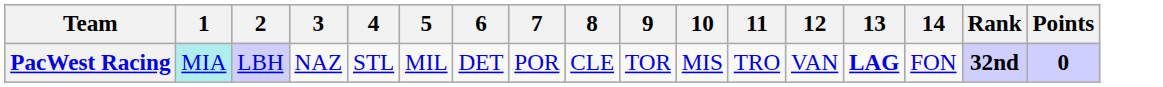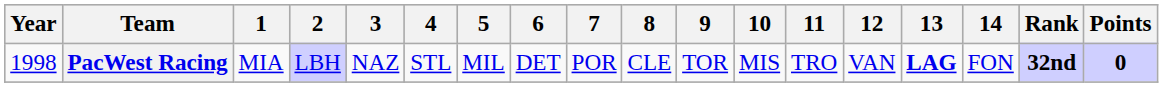+ column: (33, 24)
(204, 62) paleturquoise background -> (261, 62) no background
